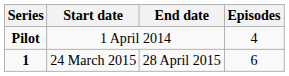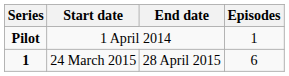(254, 37) 4 -> (254, 37) 1
